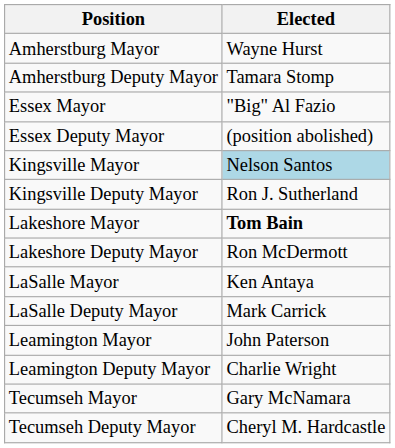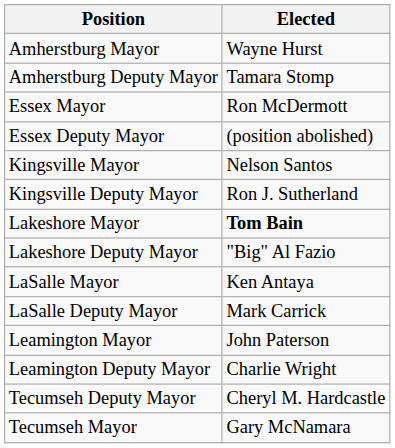(281, 106) "Big" Al Fazio -> (287, 106) Ron McDermott
(279, 164) lightblue background -> (279, 164) no background
(287, 252) Ron McDermott -> (281, 252) "Big" Al Fazio
rows swapped: (73, 398) <-> (102, 427)
